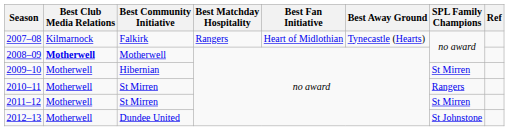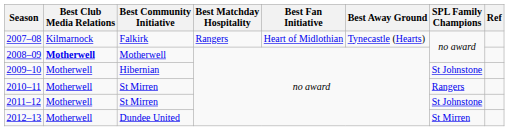(451, 70) St Mirren -> (457, 70) St Johnstone
(451, 102) St Mirren -> (457, 102) St Johnstone
(457, 117) St Johnstone -> (451, 117) St Mirren
